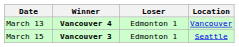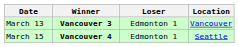(86, 23) Vancouver 4 -> (86, 23) Vancouver 3
(86, 36) Vancouver 3 -> (86, 36) Vancouver 4
